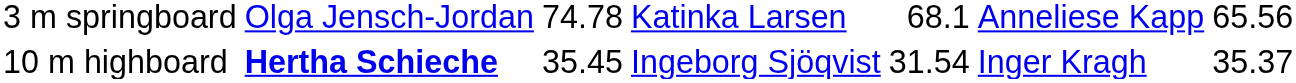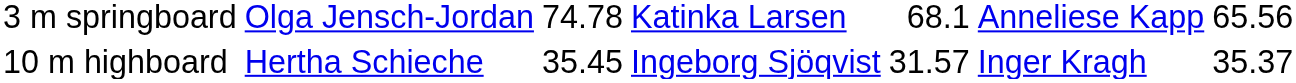(371, 62) bold -> (364, 62) normal
(929, 62) 31.54 -> (929, 62) 31.57
